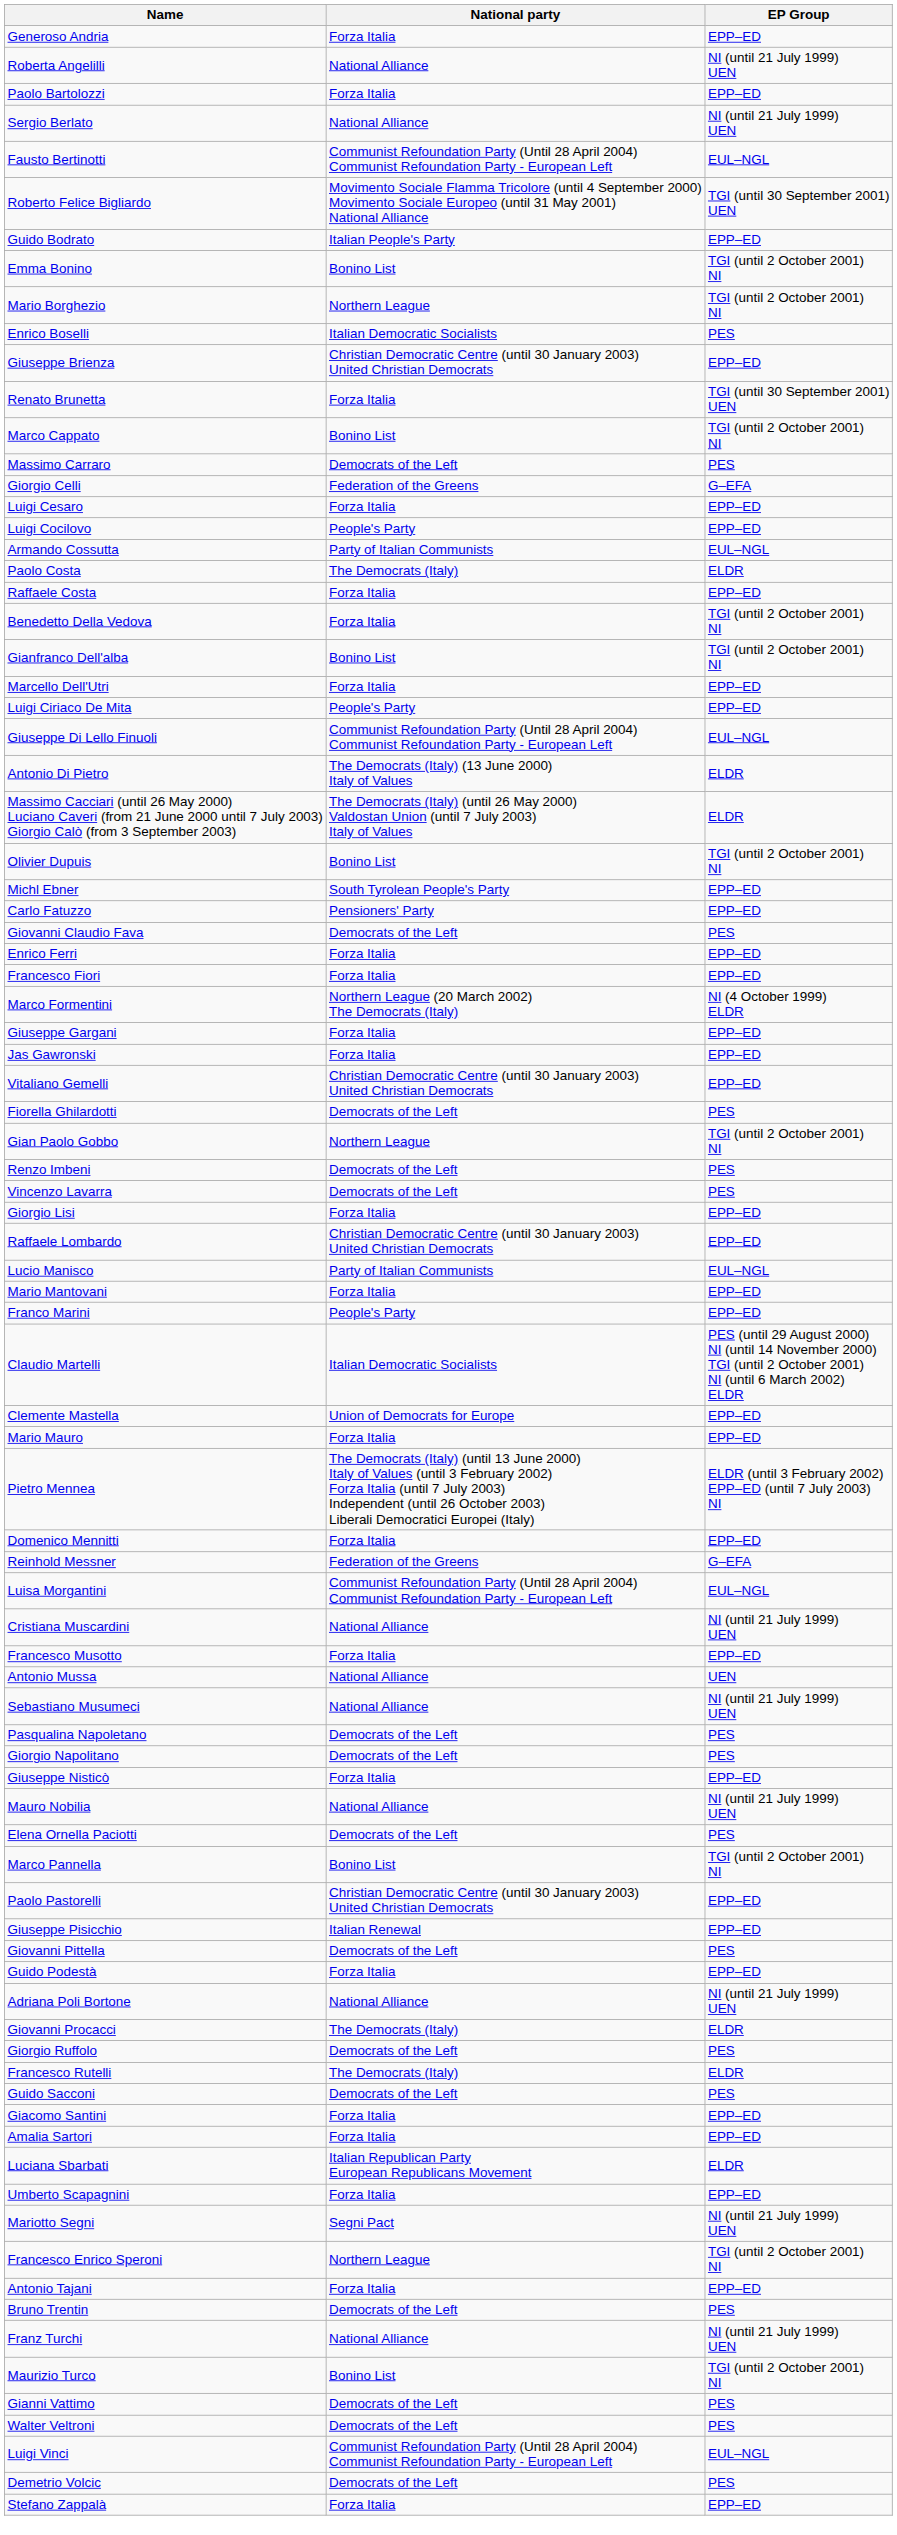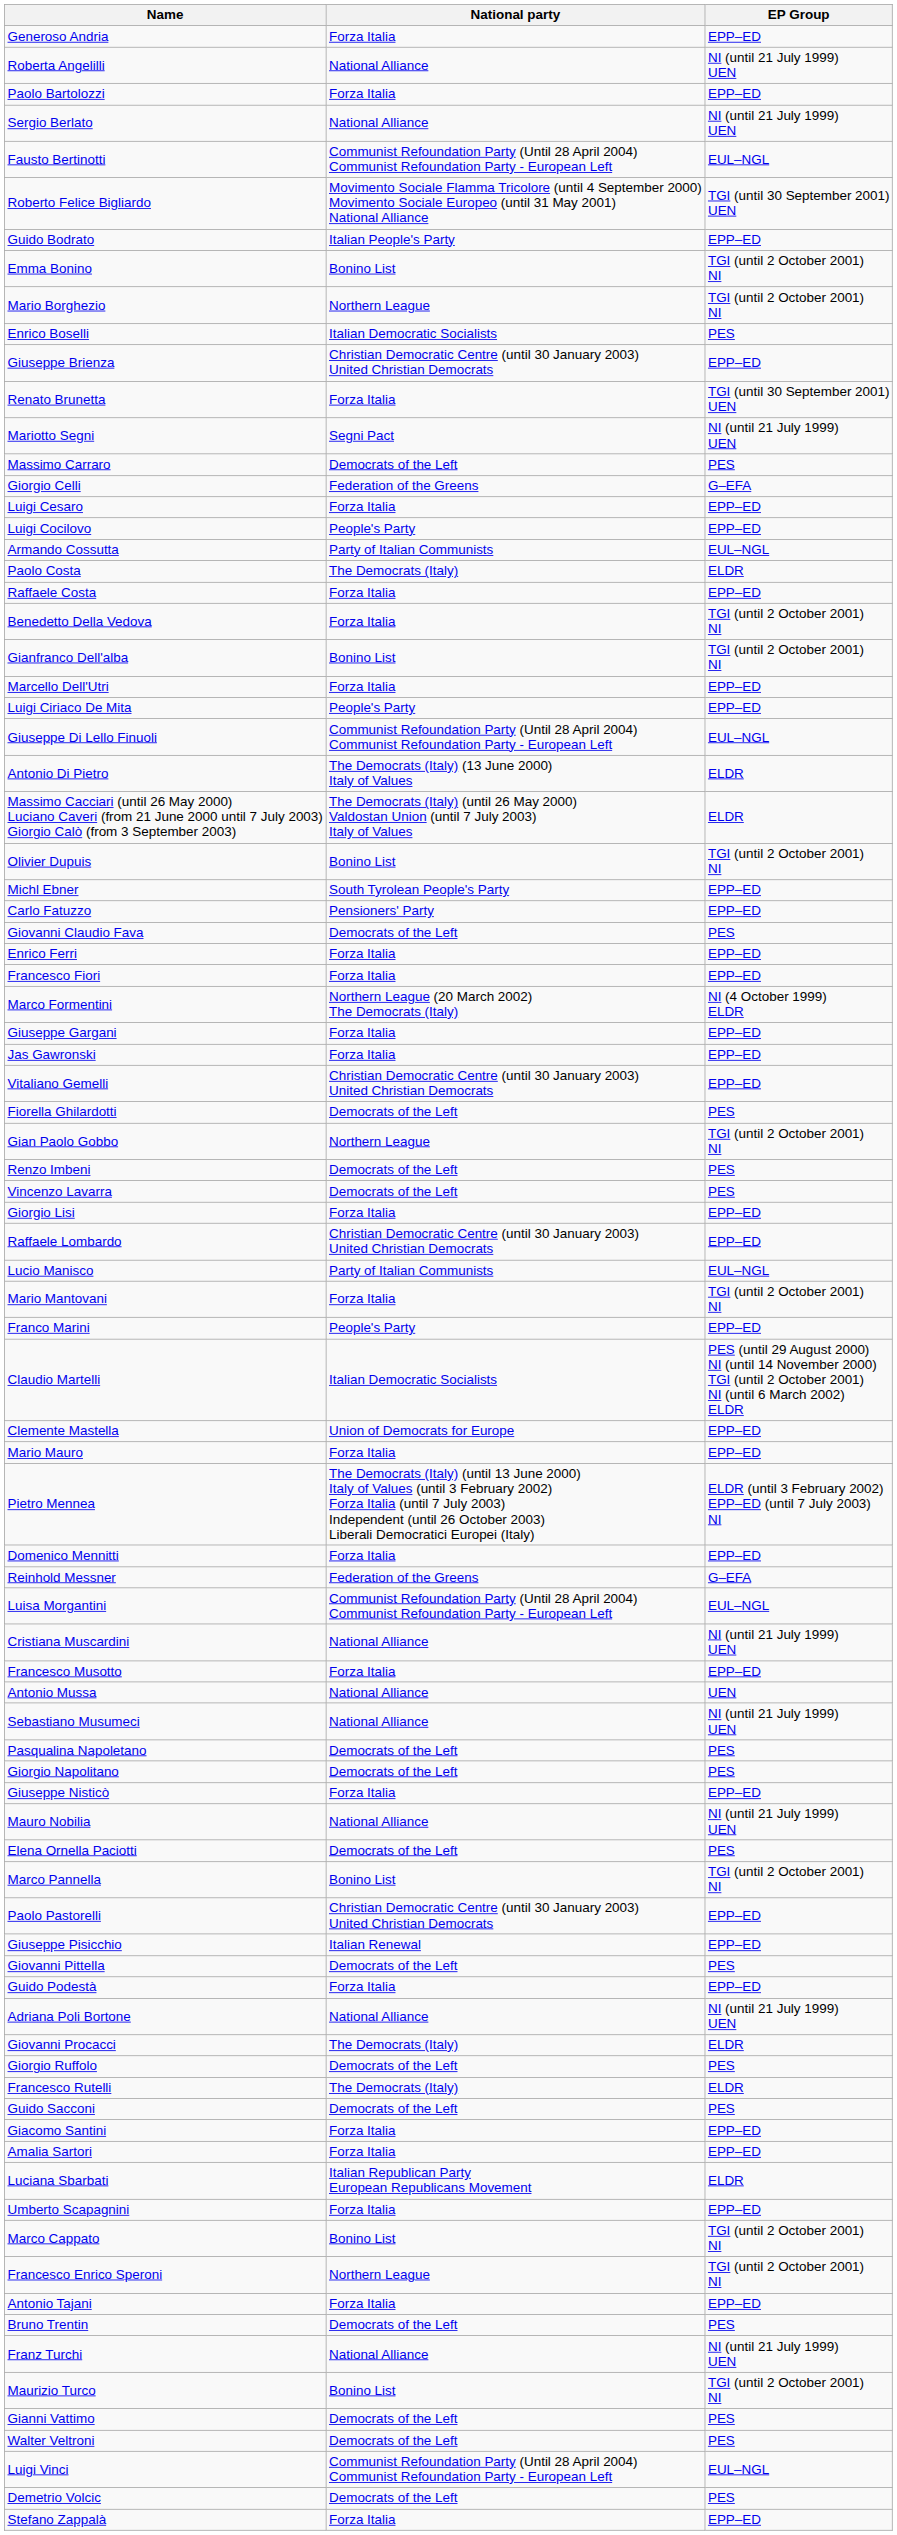rows swapped: (53, 435) <-> (51, 2223)
(734, 1291) EPP–ED -> (786, 1299) TGI (until 2 October 2001) NI
